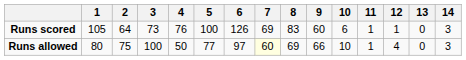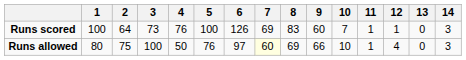(97, 30) 105 -> (97, 30) 100
(345, 30) 6 -> (345, 30) 7
(209, 47) 77 -> (209, 47) 76
